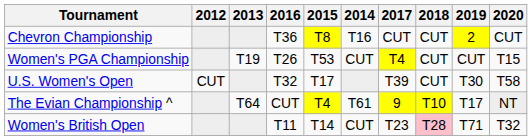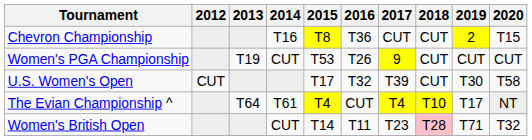columns swapped: (360, 16) <-> (285, 16)
(508, 37) CUT -> (508, 37) T15
(397, 59) T4 -> (397, 59) 9
(508, 59) T15 -> (508, 59) CUT
(397, 103) 9 -> (397, 103) T4
